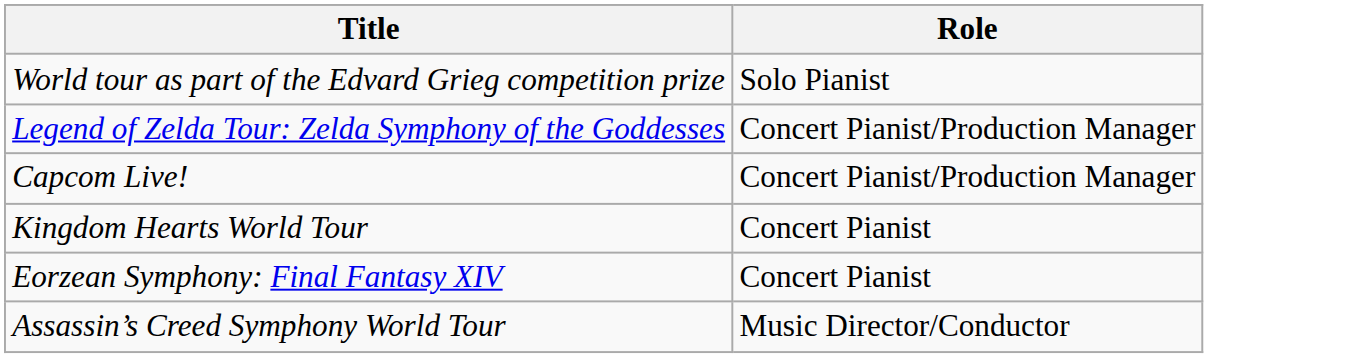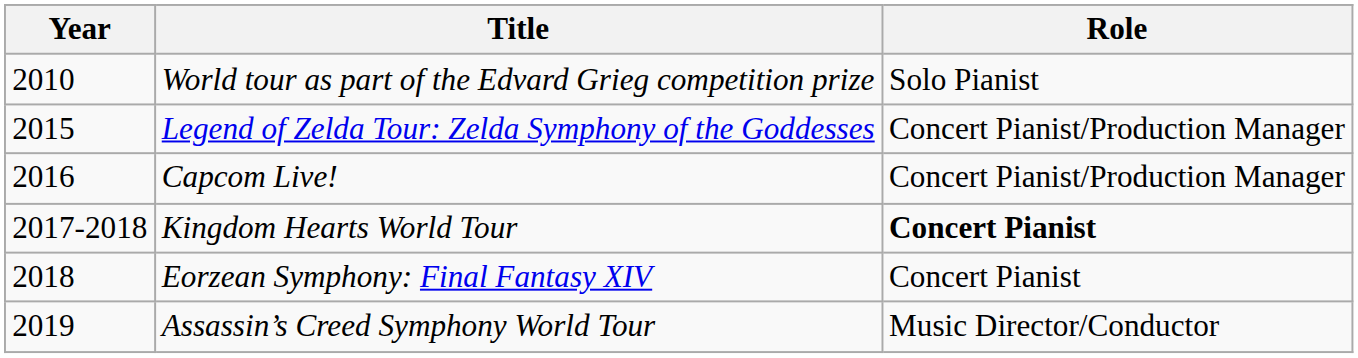+ column: (80, 29)
(835, 227) normal -> (993, 227) bold
